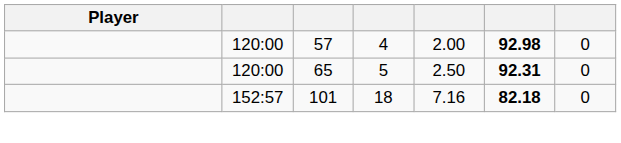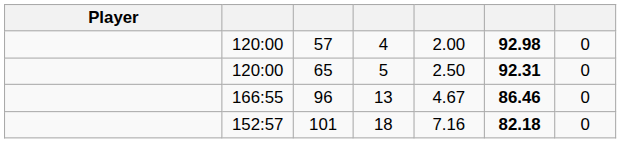+ row: (323, 97)
